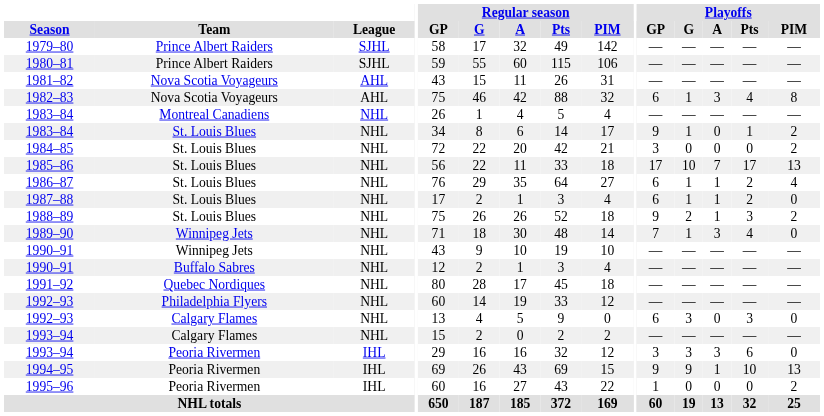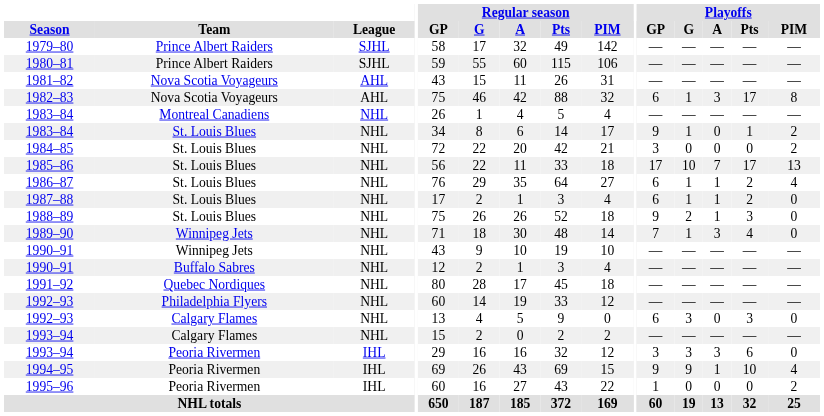(750, 97) 4 -> (750, 97) 17
(794, 216) 2 -> (794, 216) 0
(794, 369) 13 -> (794, 369) 4
